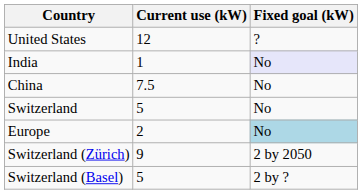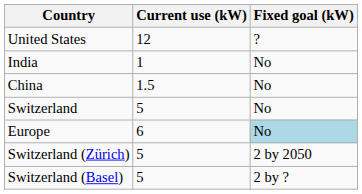(262, 62) lavender background -> (262, 62) no background
(145, 85) 7.5 -> (145, 85) 1.5
(140, 131) 2 -> (140, 131) 6
(140, 154) 9 -> (140, 154) 5
